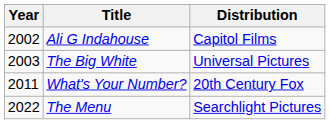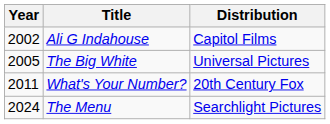(24, 61) 2003 -> (24, 61) 2005
(24, 107) 2022 -> (24, 107) 2024
